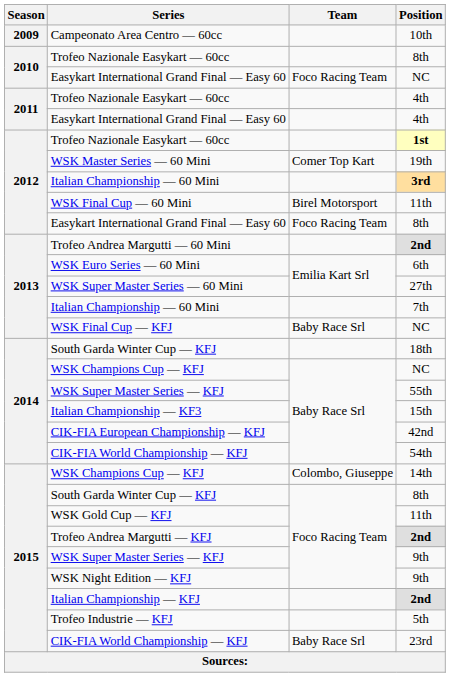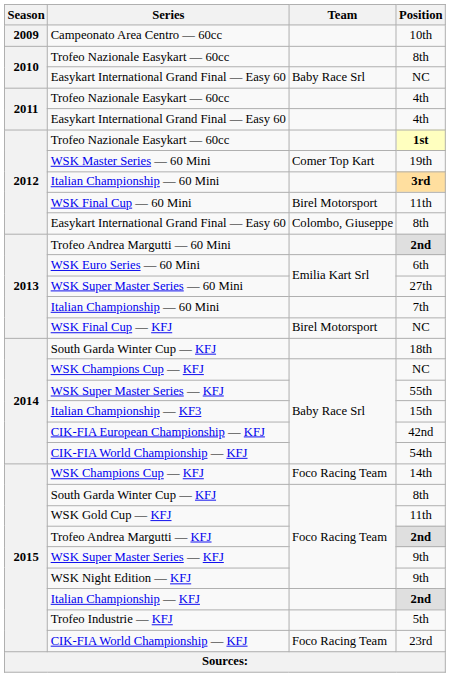(339, 77) Foco Racing Team -> (328, 77) Baby Race Srl
(339, 223) Foco Racing Team -> (342, 223) Colombo, Giuseppe
(328, 327) Baby Race Srl -> (335, 327) Birel Motorsport
(342, 473) Colombo, Giuseppe -> (339, 473) Foco Racing Team
(328, 640) Baby Race Srl -> (339, 640) Foco Racing Team
